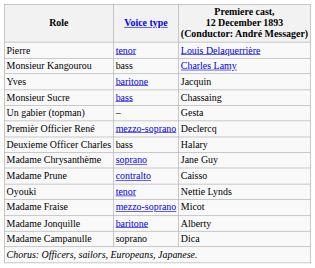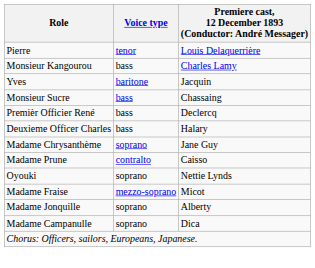- row: (46, 113)
(146, 129) mezzo-soprano -> (124, 113) bass
(126, 192) tenor -> (131, 176) soprano
(132, 223) baritone -> (131, 207) soprano
